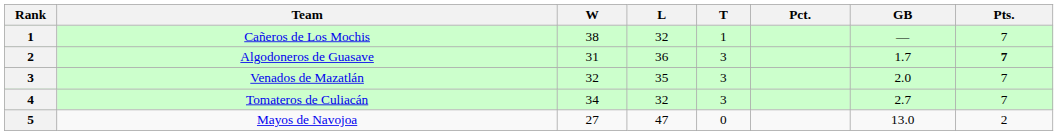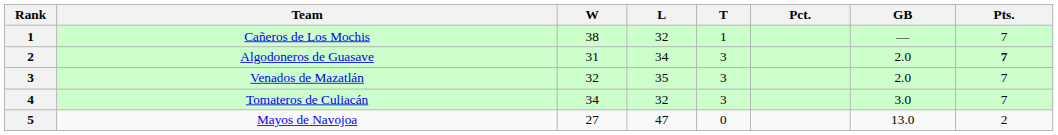(662, 57) 36 -> (662, 57) 34
(903, 57) 1.7 -> (903, 57) 2.0
(903, 99) 2.7 -> (903, 99) 3.0
